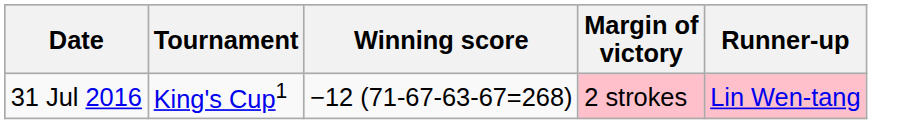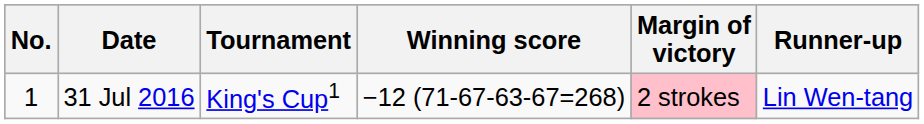+ column: (31, 39)
(785, 96) pink background -> (838, 96) no background
